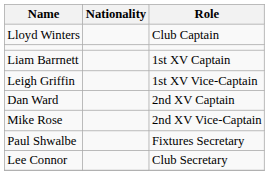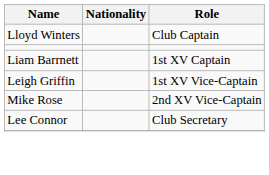- row: (33, 100)
- row: (42, 140)
